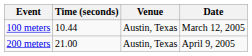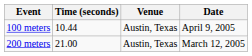(213, 28) March 12, 2005 -> (208, 28) April 9, 2005
(208, 43) April 9, 2005 -> (213, 43) March 12, 2005
